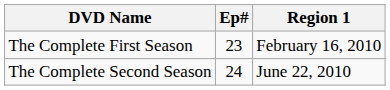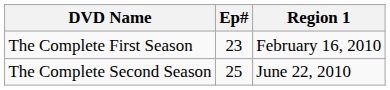(234, 71) 24 -> (234, 71) 25
